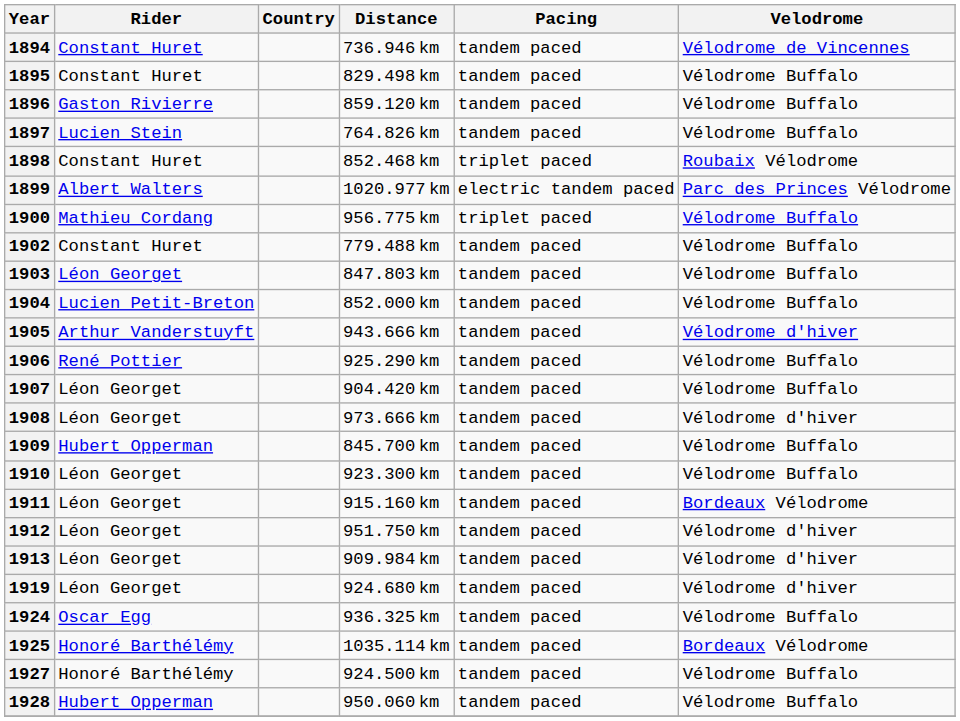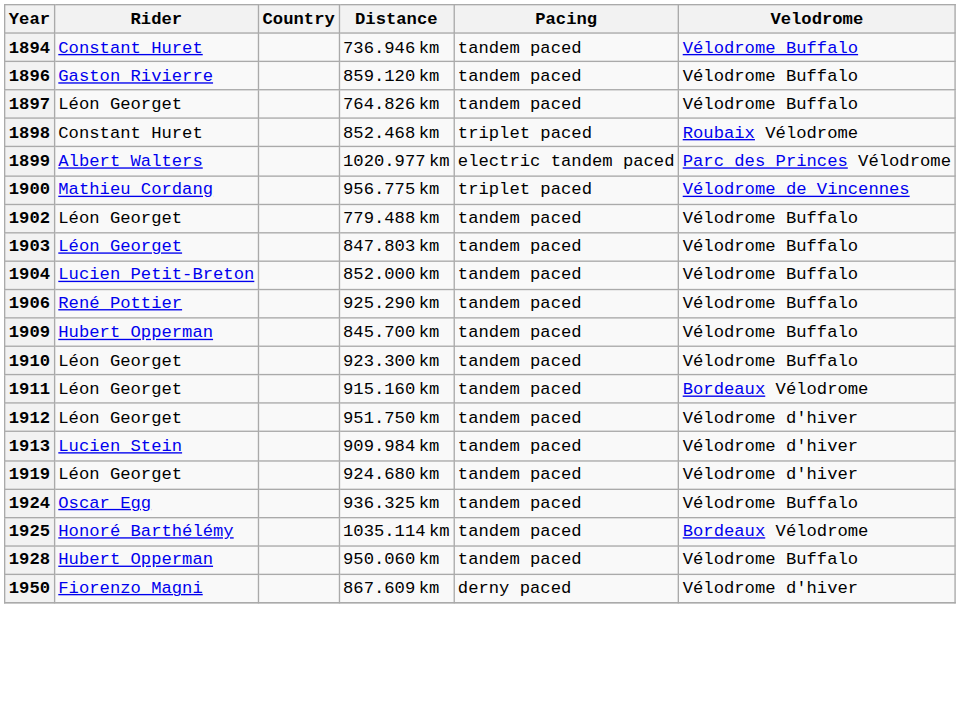(796, 47) Vélodrome de Vincennes -> (770, 47) Vélodrome Buffalo
- row: (29, 76)
(120, 133) Lucien Stein -> (120, 104) Léon Georget
(770, 218) Vélodrome Buffalo -> (796, 190) Vélodrome de Vincennes
(131, 246) Constant Huret -> (120, 218) Léon Georget
- row: (29, 332)
- row: (29, 389)
- row: (29, 417)
(120, 560) Léon Georget -> (120, 446) Lucien Stein
- row: (29, 674)
+ row: (29, 588)
